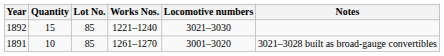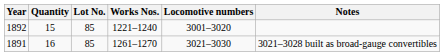(209, 28) 3021–3030 -> (209, 28) 3001–3020
(50, 43) 10 -> (50, 43) 16
(209, 43) 3001–3020 -> (209, 43) 3021–3030
